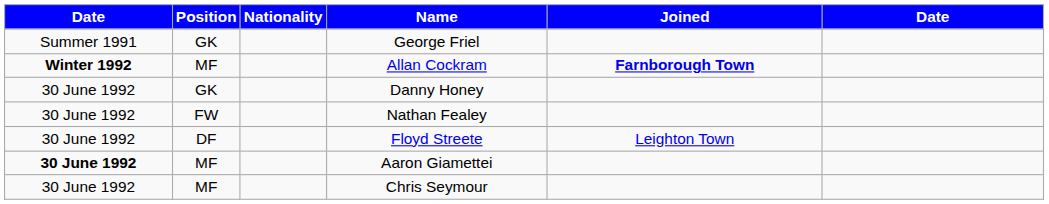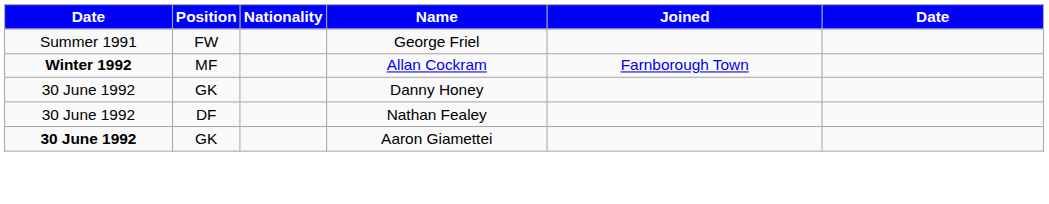(206, 41) GK -> (206, 41) FW
(685, 66) bold -> (685, 66) normal
(206, 114) FW -> (206, 114) DF
- row: (437, 139)
(206, 163) MF -> (206, 139) GK
- row: (437, 187)
